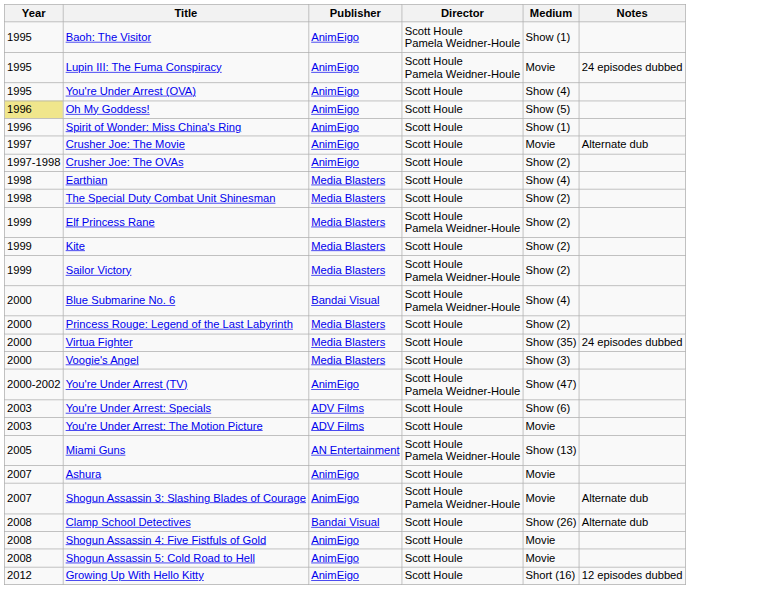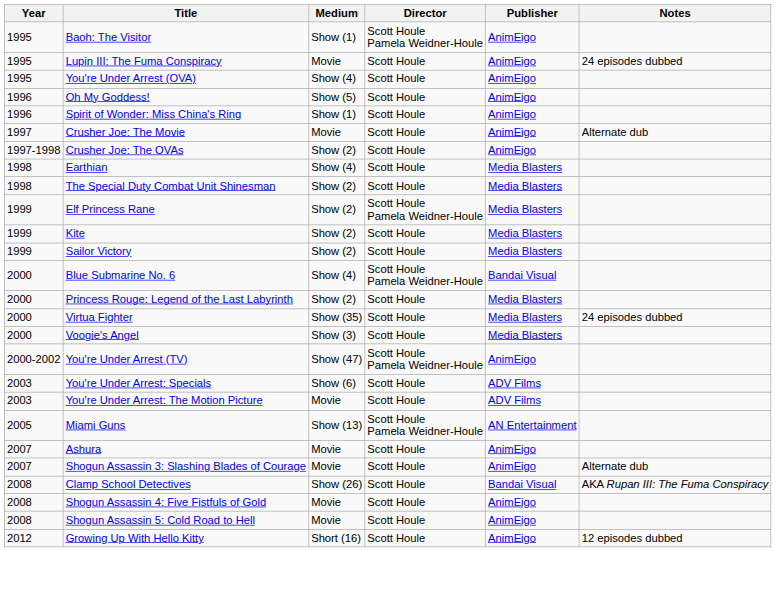columns swapped: (551, 13) <-> (355, 13)
(463, 67) Scott Houle Pamela Weidner-Houle -> (396, 61) Scott Houle
(19, 109) khaki background -> (19, 97) no background
(463, 270) Scott Houle Pamela Weidner-Houle -> (396, 251) Scott Houle
(463, 498) Scott Houle Pamela Weidner-Houle -> (396, 467) Scott Houle
(615, 522) Alternate dub -> (675, 484) AKA Rupan III: The Fuma Conspiracy
